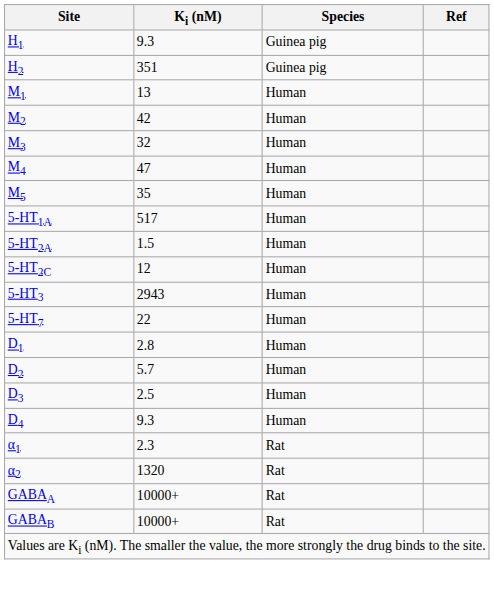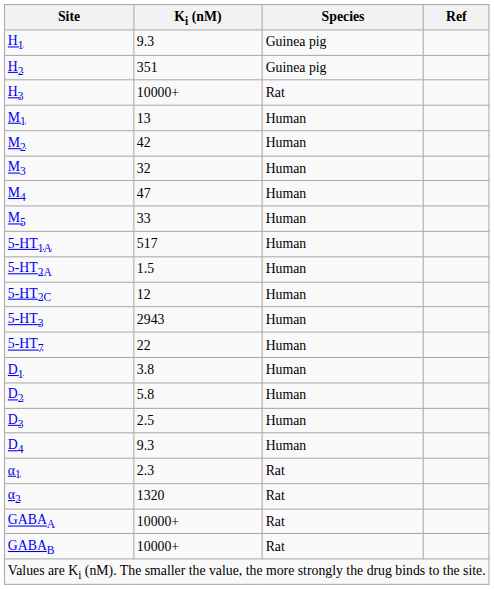+ row: (16, 93)
(144, 193) 35 -> (144, 218) 33
(145, 344) 2.8 -> (145, 370) 3.8
(145, 370) 5.7 -> (145, 395) 5.8
